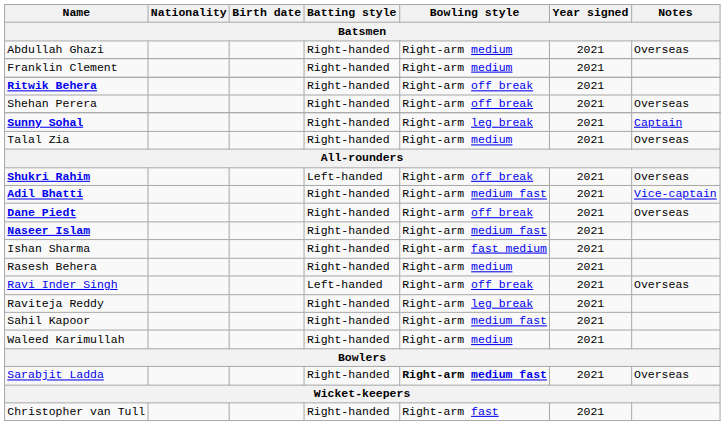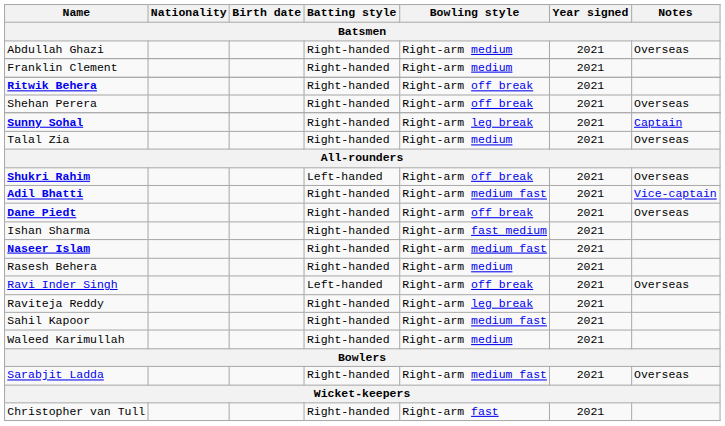rows swapped: (49, 249) <-> (49, 231)
(475, 376) bold -> (475, 376) normal
